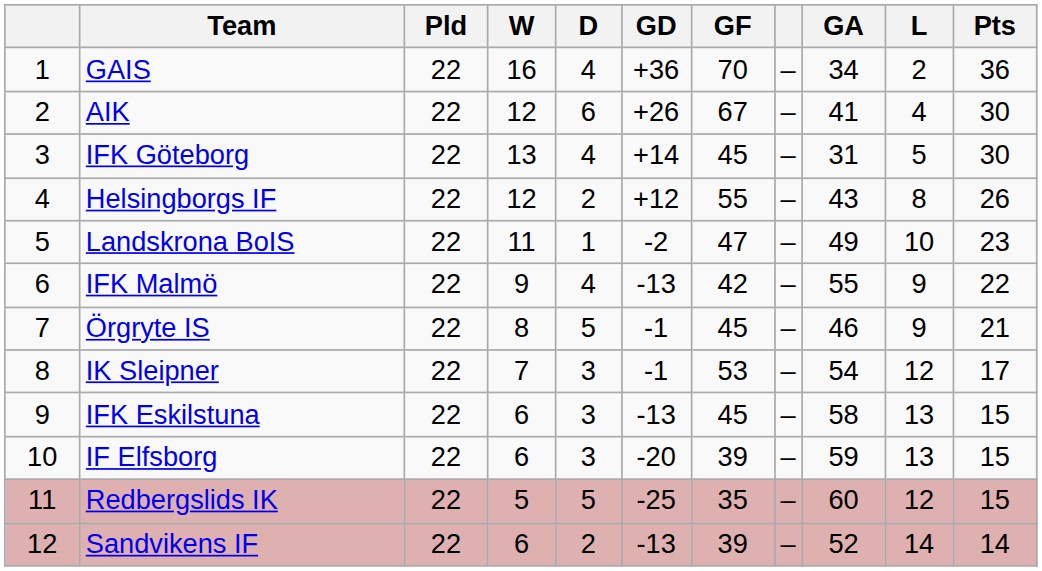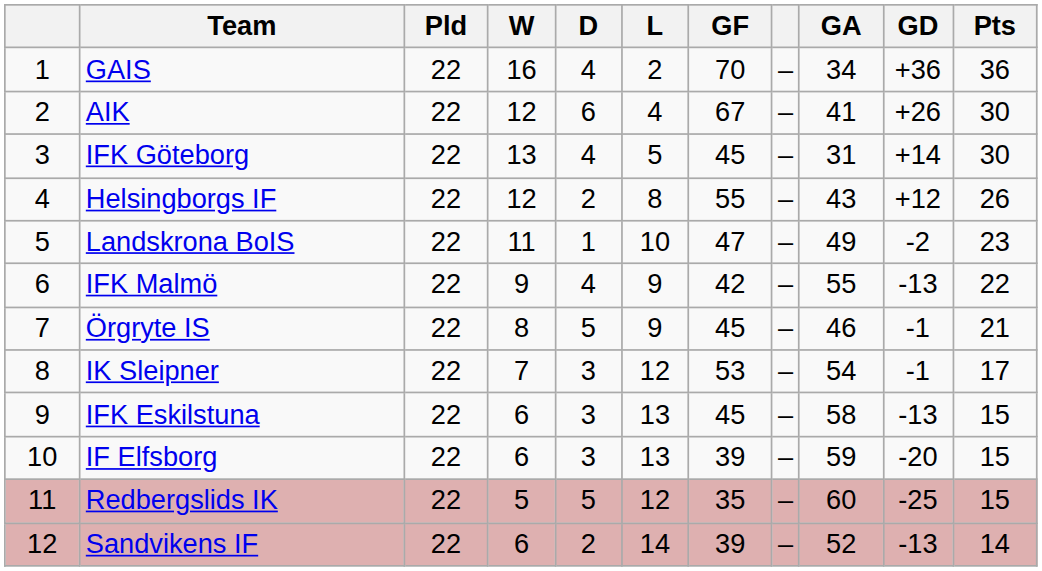columns swapped: (919, 26) <-> (656, 26)
